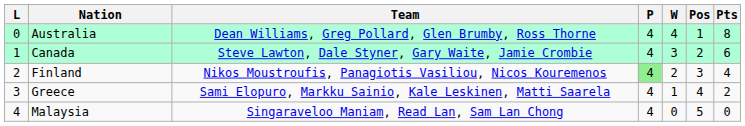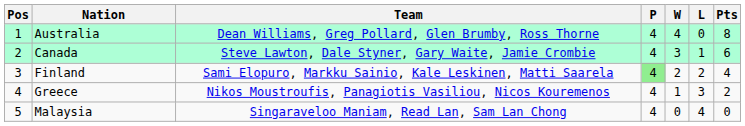columns swapped: (700, 14) <-> (16, 14)
(405, 73) Nikos Moustroufis, Panagiotis Vasiliou, Nicos Kouremenos -> (408, 73) Sami Elopuro, Markku Sainio, Kale Leskinen, Matti Saarela
(405, 92) Sami Elopuro, Markku Sainio, Kale Leskinen, Matti Saarela -> (408, 92) Nikos Moustroufis, Panagiotis Vasiliou, Nicos Kouremenos
